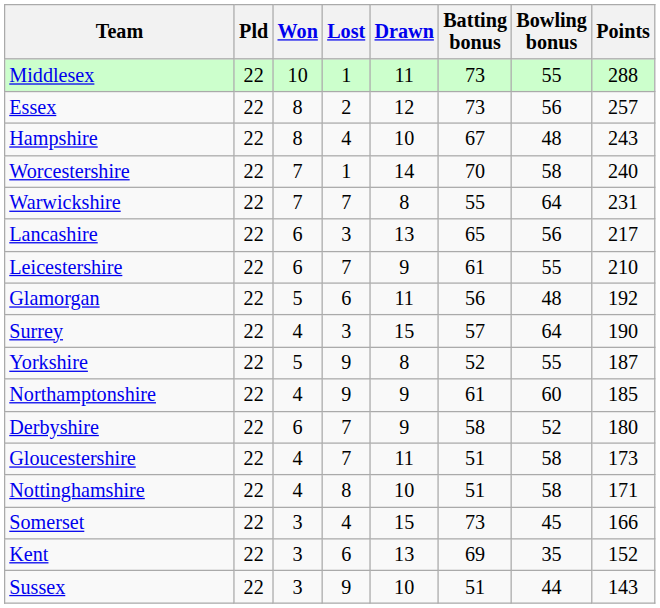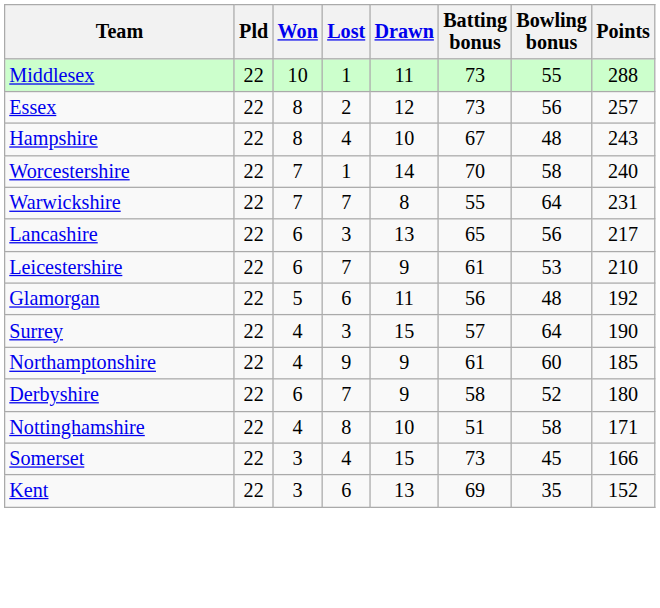(552, 266) 55 -> (552, 266) 53
- row: (49, 362)
- row: (73, 458)
- row: (37, 586)
